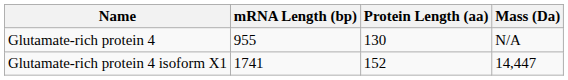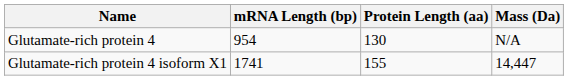(245, 39) 955 -> (245, 39) 954
(375, 63) 152 -> (375, 63) 155
